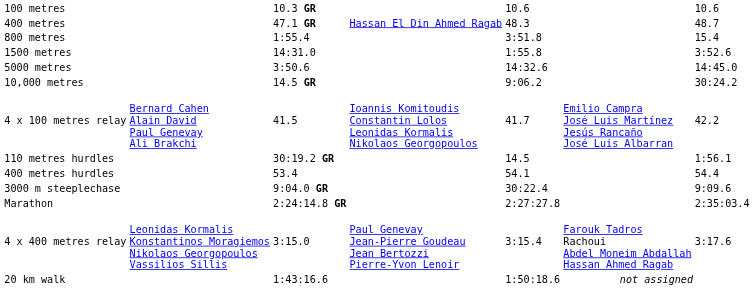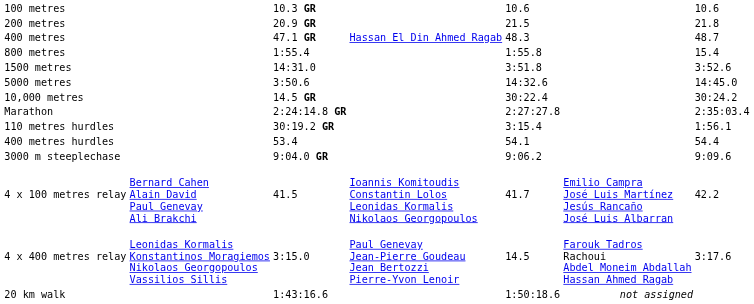+ row: (35, 23)
(524, 38) 3:51.8 -> (524, 53) 1:55.8
(524, 53) 1:55.8 -> (524, 67) 3:51.8
(524, 82) 9:06.2 -> (527, 97) 30:22.4
rows swapped: (29, 203) <-> (65, 121)
(517, 159) 14.5 -> (524, 127) 3:15.4
(527, 188) 30:22.4 -> (524, 156) 9:06.2
(524, 241) 3:15.4 -> (517, 256) 14.5
